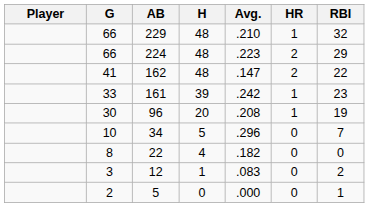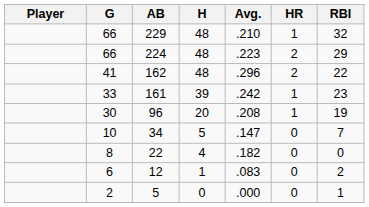(248, 73) .147 -> (248, 73) .296
(248, 133) .296 -> (248, 133) .147
(110, 172) 3 -> (110, 172) 6
